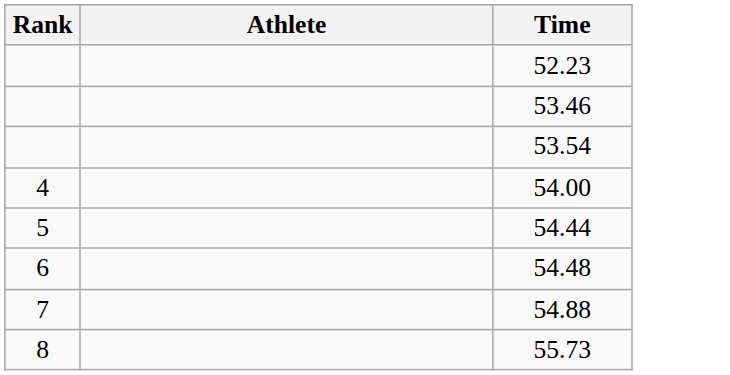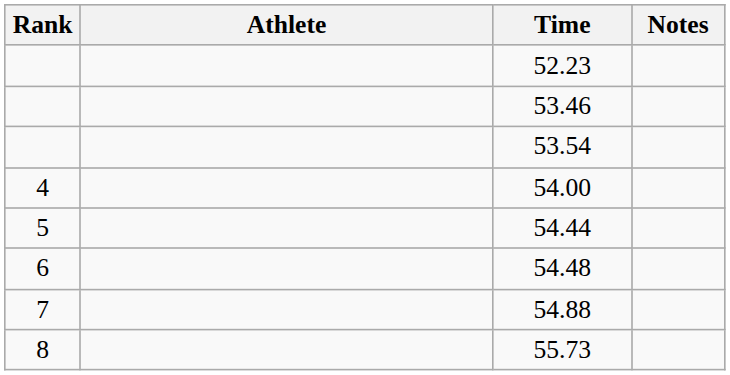+ column: (678, 24)
